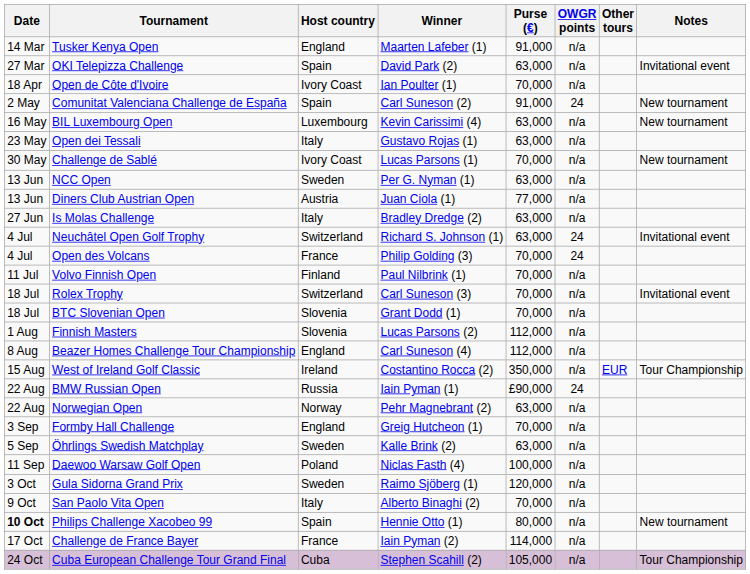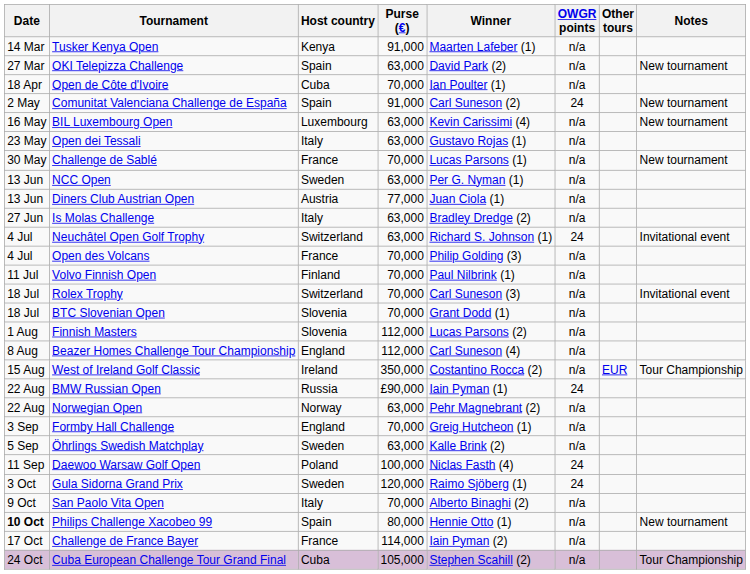columns swapped: (530, 21) <-> (442, 21)
(323, 47) England -> (318, 47) Kenya
(685, 66) Invitational event -> (684, 66) New tournament
(331, 85) Ivory Coast -> (315, 85) Cuba
(331, 161) Ivory Coast -> (320, 161) France
(577, 256) 24 -> (577, 256) n/a
(577, 465) n/a -> (577, 465) 24
(577, 484) n/a -> (577, 484) 24
